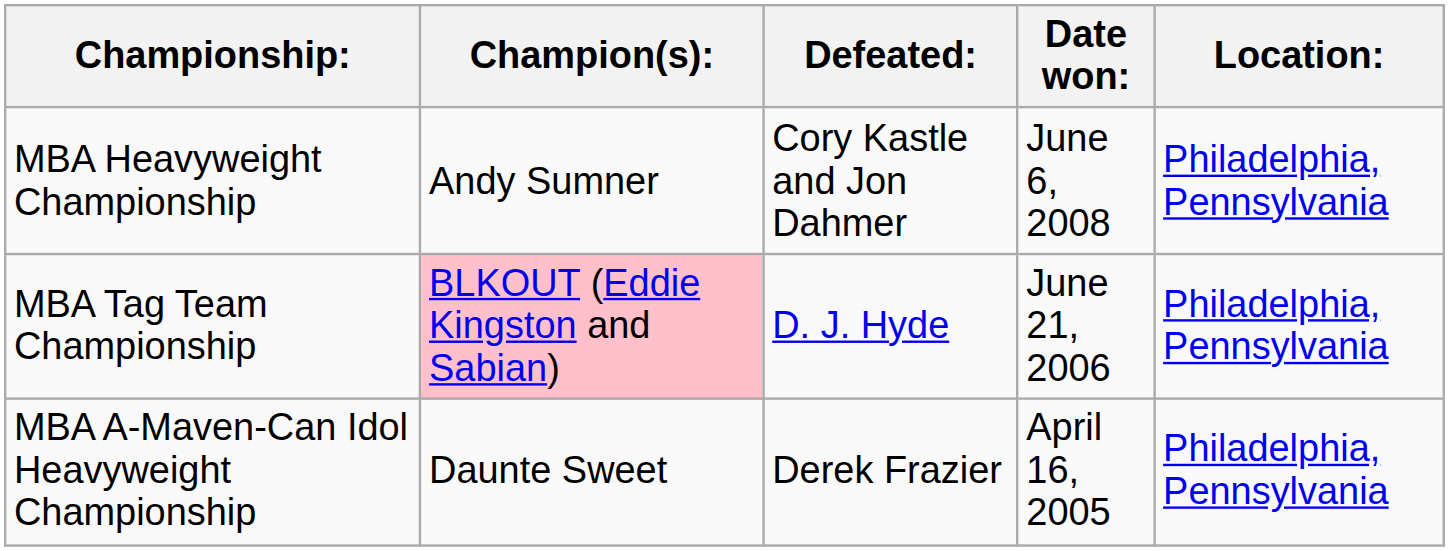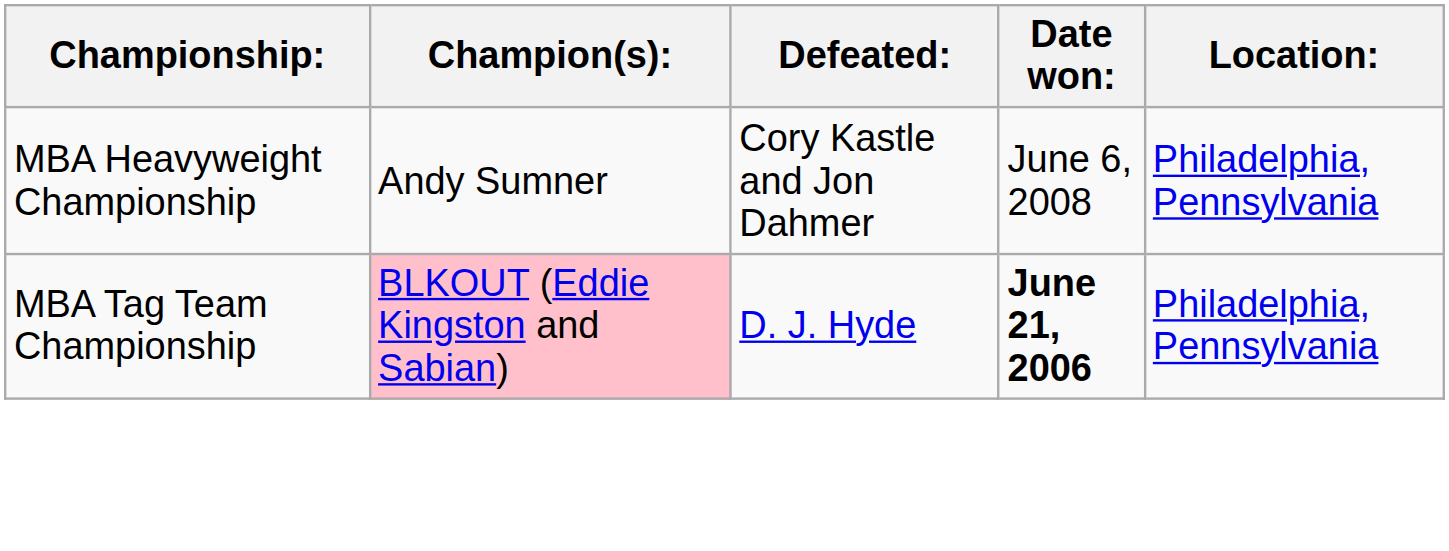(1069, 325) normal -> (1052, 325) bold
- row: (211, 470)
